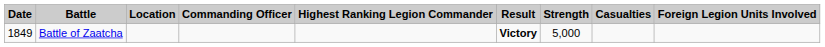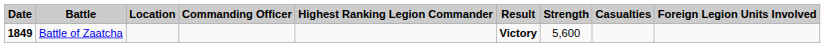(20, 33) normal -> (20, 33) bold
(566, 33) 5,000 -> (566, 33) 5,600
